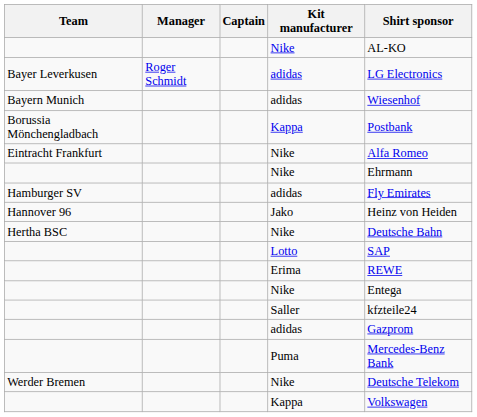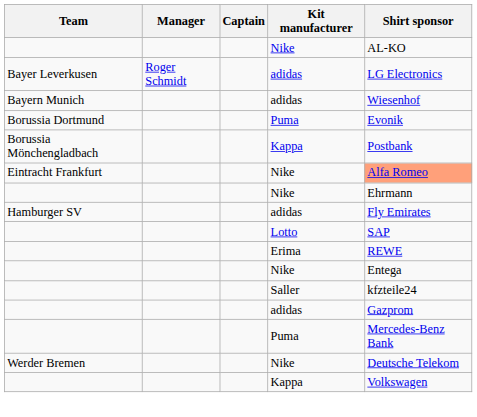+ row: (56, 120)
(398, 153) no background -> (398, 173) lightsalmon background
- row: (39, 212)
- row: (37, 231)
